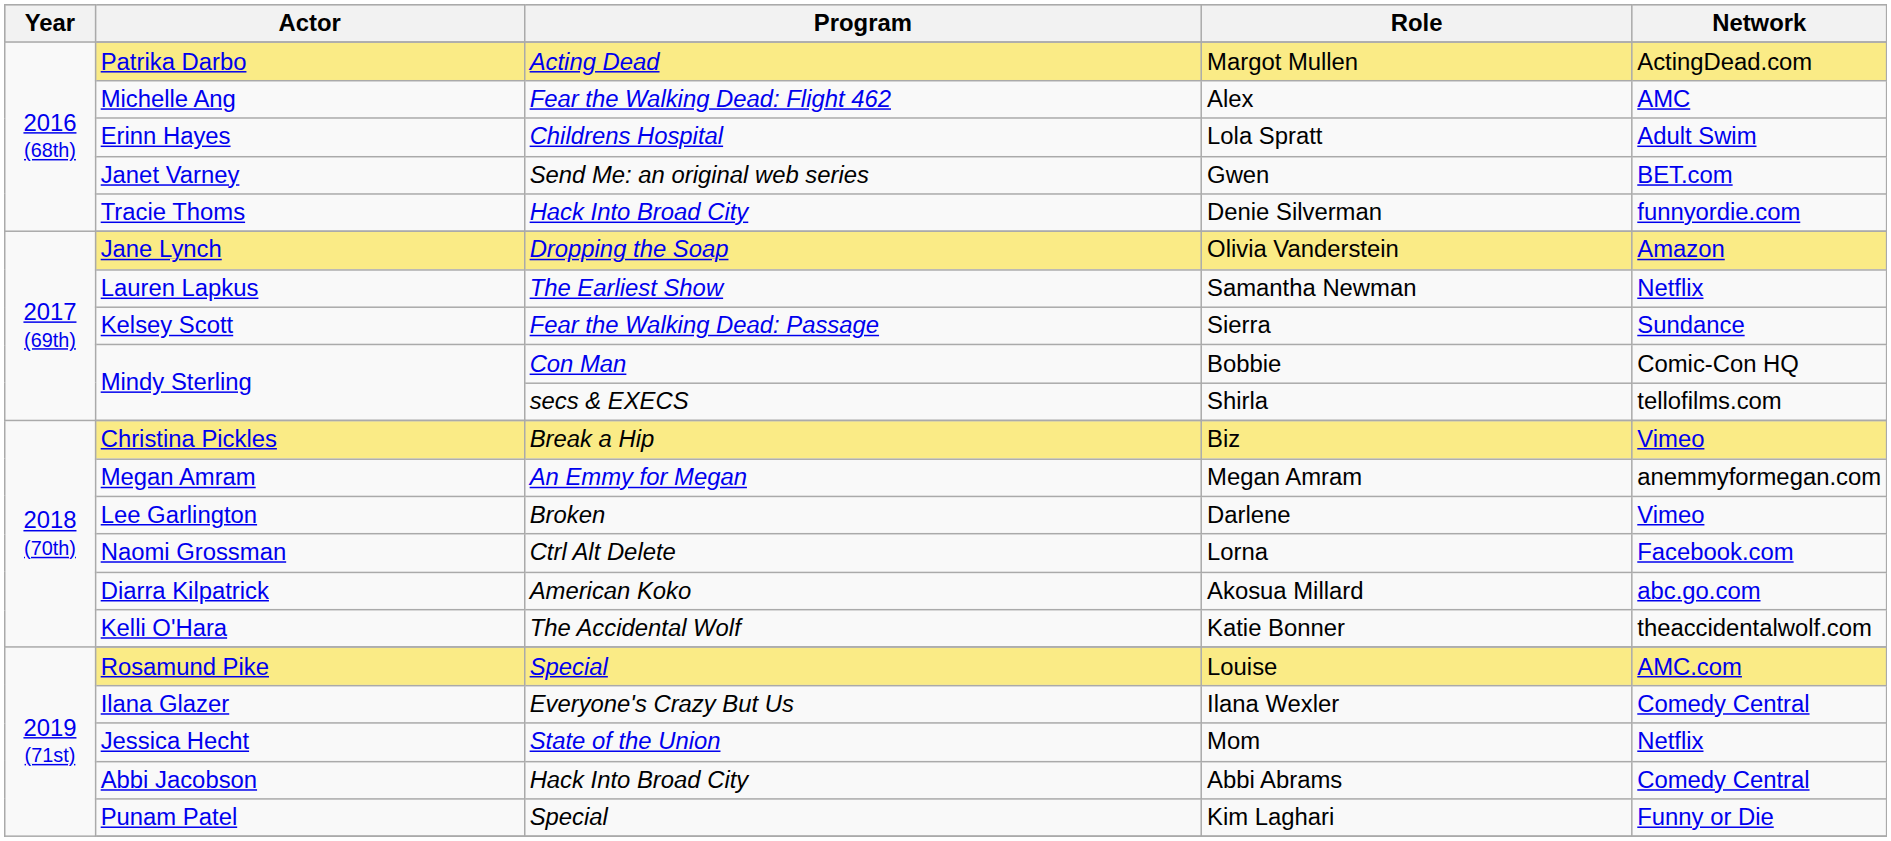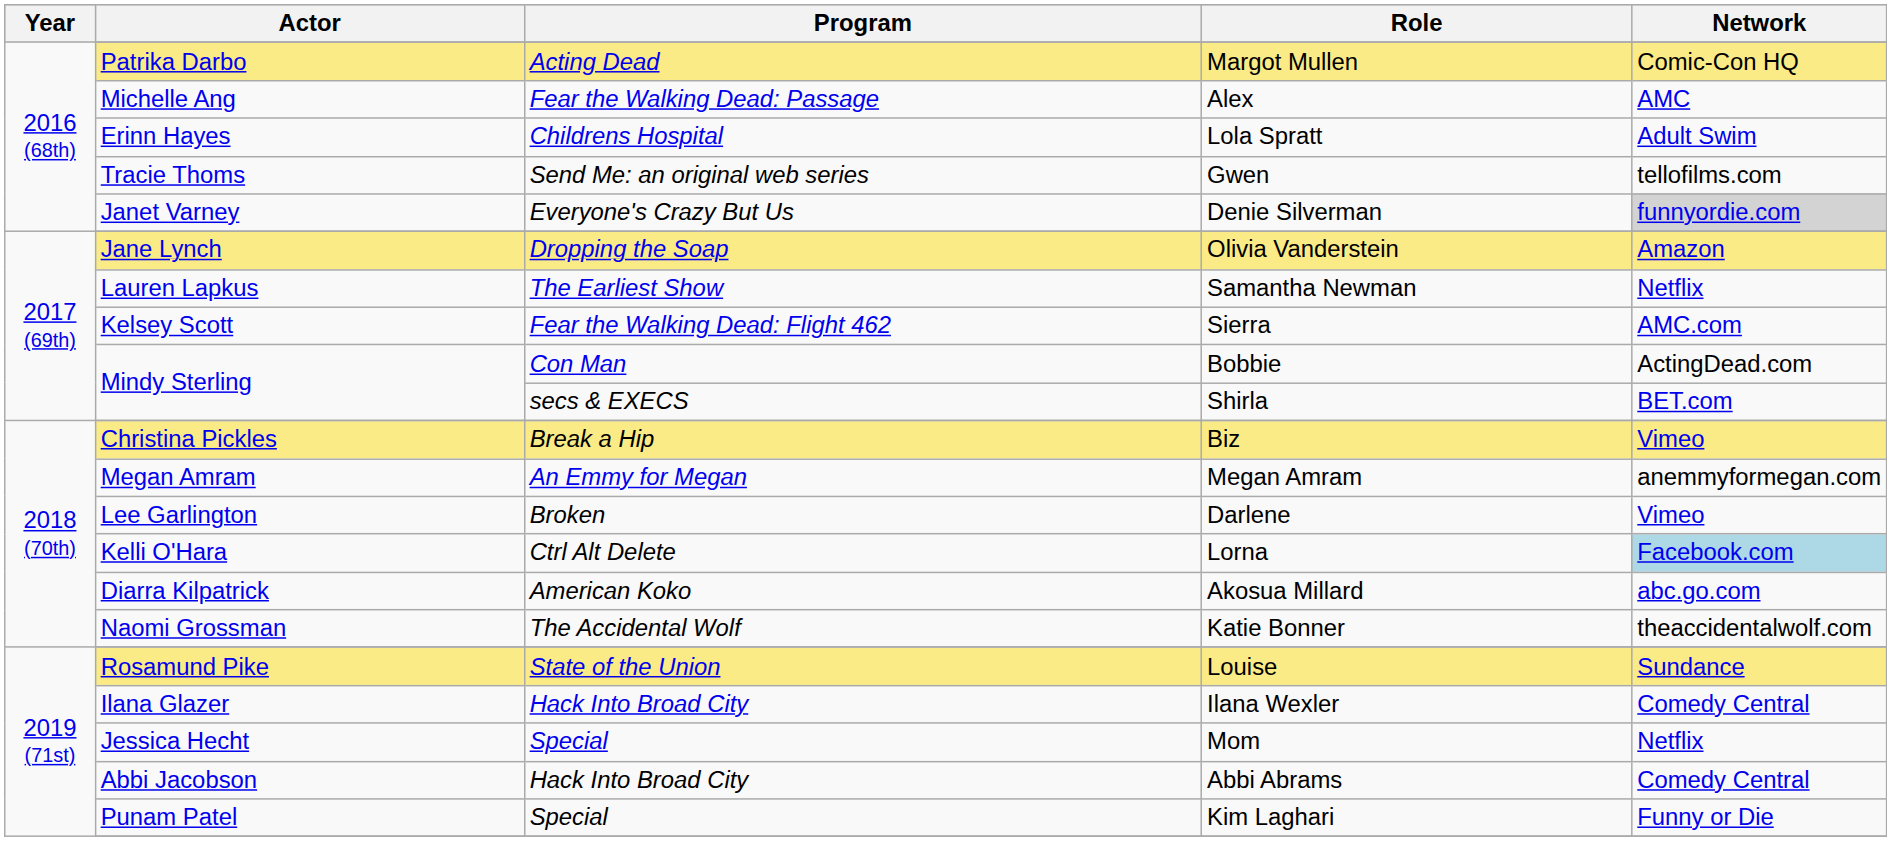(1725, 61) ActingDead.com -> (1718, 61) Comic-Con HQ
(710, 99) Fear the Walking Dead: Flight 462 -> (704, 99) Fear the Walking Dead: Passage
(170, 174) Janet Varney -> (173, 174) Tracie Thoms
(1685, 174) BET.com -> (1709, 174) tellofilms.com
(173, 212) Tracie Thoms -> (170, 212) Janet Varney
(639, 212) Hack Into Broad City -> (662, 212) Everyone's Crazy But Us
(1719, 212) no background -> (1719, 212) lightgrey background
(704, 325) Fear the Walking Dead: Passage -> (710, 325) Fear the Walking Dead: Flight 462
(1691, 325) Sundance -> (1690, 325) AMC.com
(1718, 363) Comic-Con HQ -> (1725, 363) ActingDead.com
(1709, 401) tellofilms.com -> (1685, 401) BET.com
(193, 552) Naomi Grossman -> (164, 552) Kelli O'Hara
(1715, 552) no background -> (1715, 552) lightblue background
(164, 628) Kelli O'Hara -> (193, 628) Naomi Grossman
(569, 666) Special -> (625, 666) State of the Union
(1690, 666) AMC.com -> (1691, 666) Sundance
(662, 703) Everyone's Crazy But Us -> (639, 703) Hack Into Broad City
(625, 741) State of the Union -> (569, 741) Special
